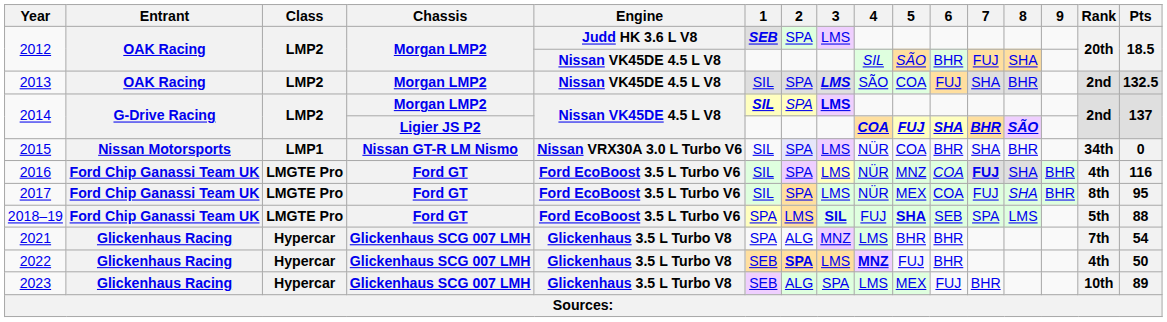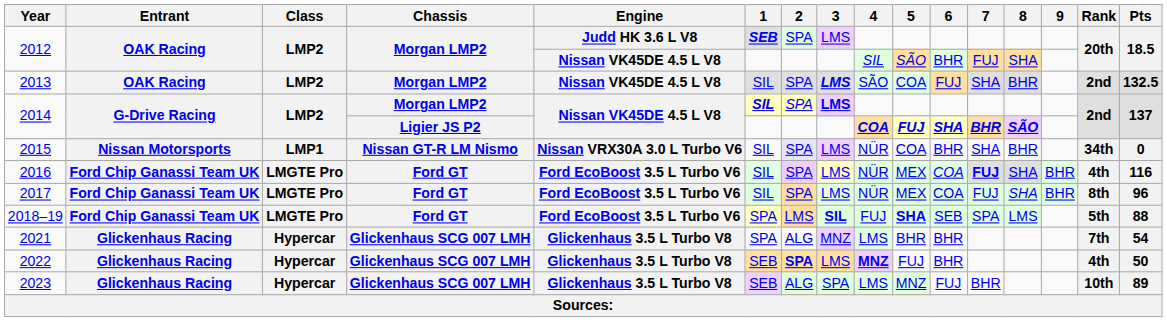(911, 171) MNZ -> (911, 171) MEX
(1141, 194) 95 -> (1141, 194) 96
(911, 283) MEX -> (911, 283) MNZ
